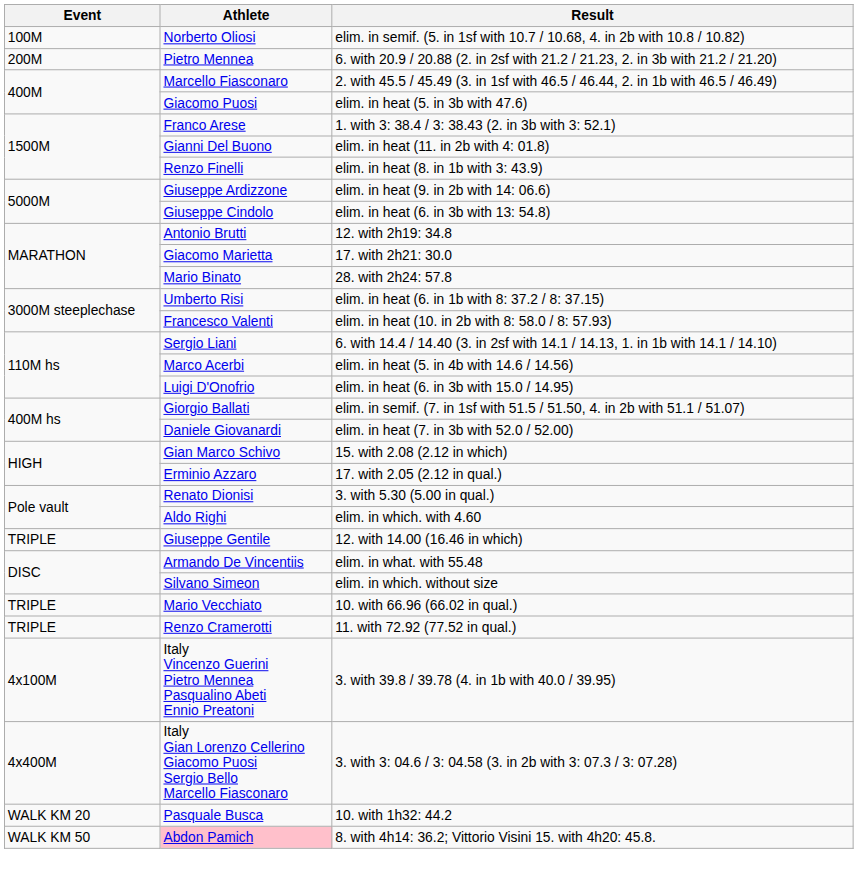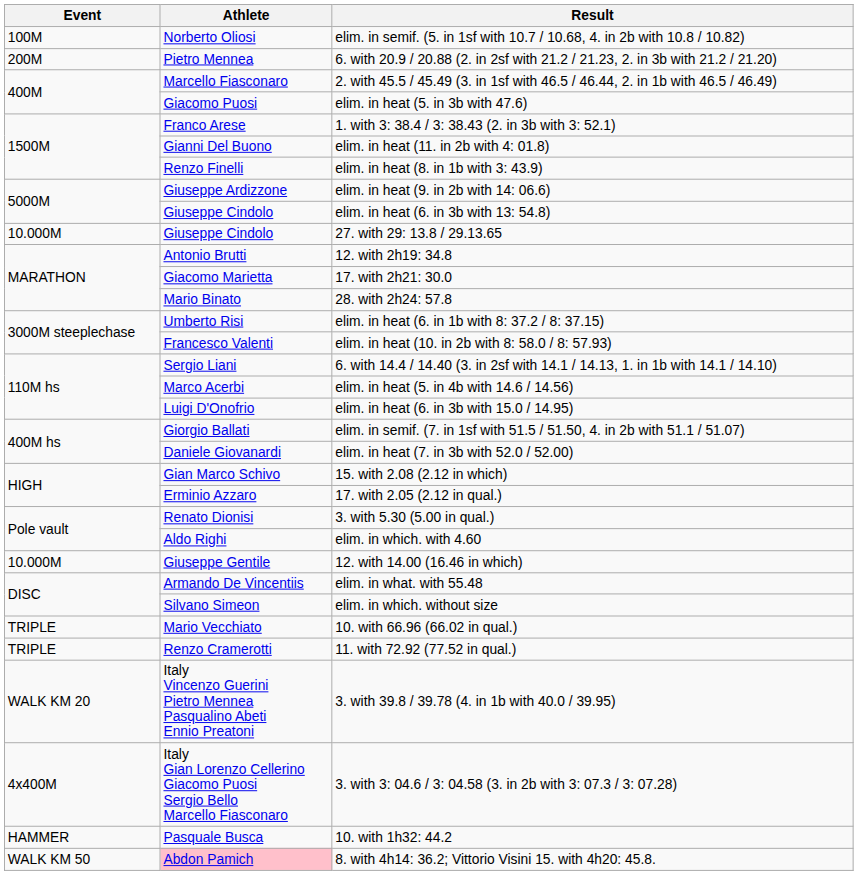+ row: (419, 234)
(32, 540) TRIPLE -> (35, 562) 10.000M
(32, 680) 4x100M -> (49, 702) WALK KM 20
(49, 816) WALK KM 20 -> (38, 838) HAMMER
